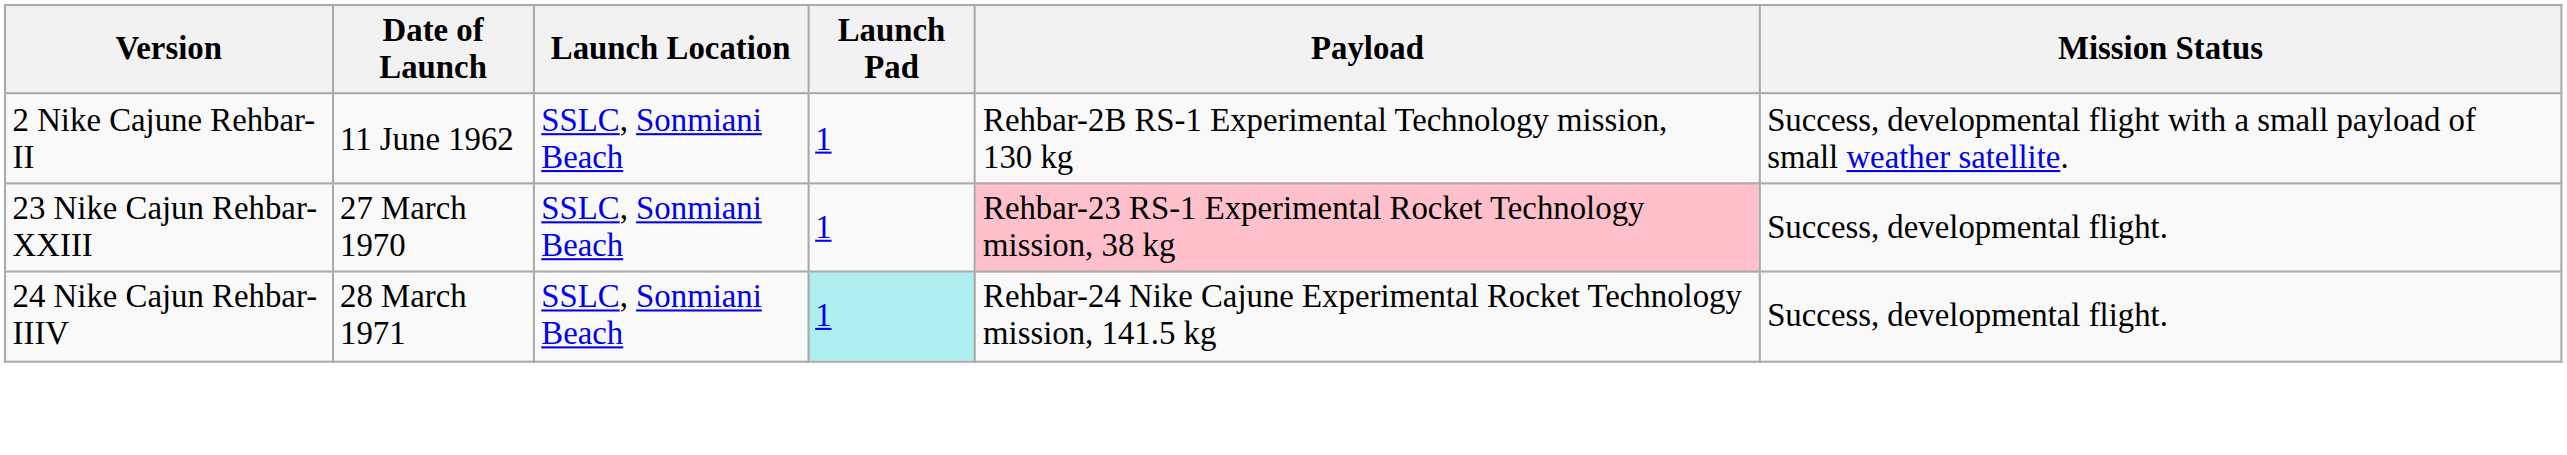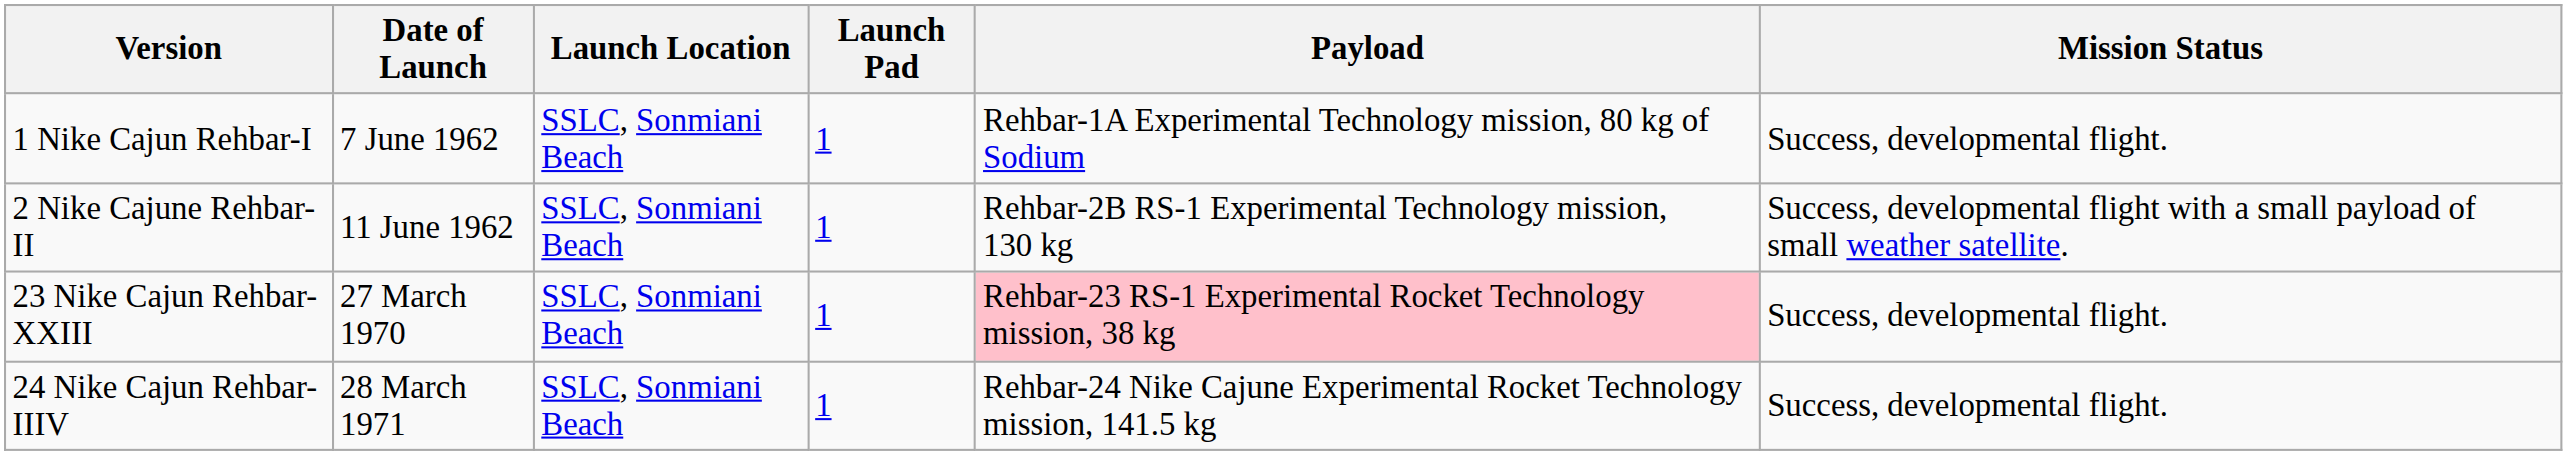+ row: (162, 137)
(823, 315) paleturquoise background -> (823, 404) no background
